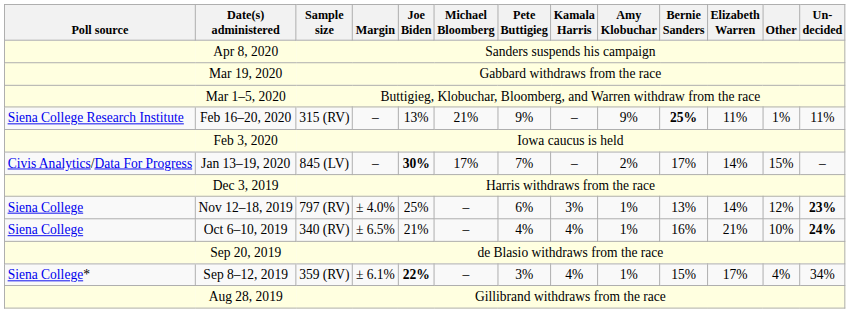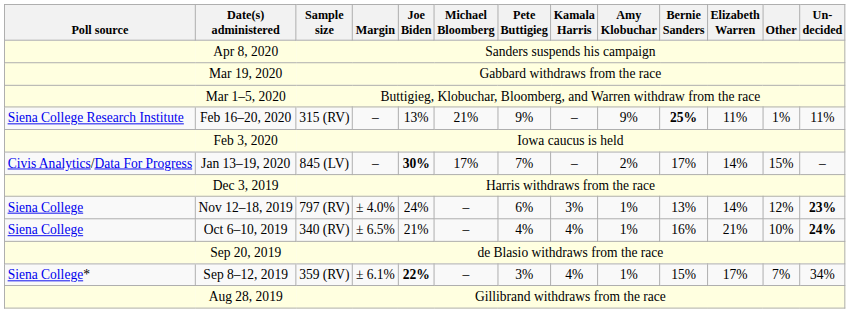(416, 208) 25% -> (416, 208) 24%
(781, 275) 4% -> (781, 275) 7%
